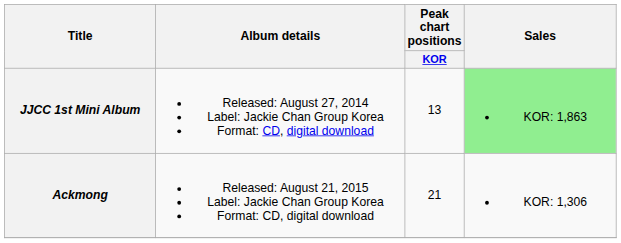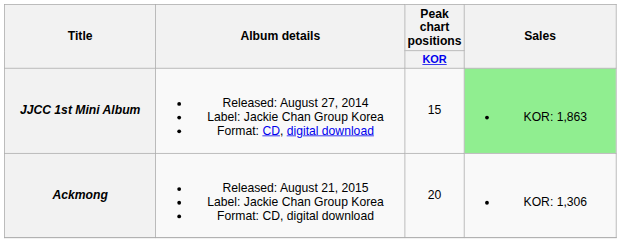(435, 110) 13 -> (435, 110) 15
(435, 195) 21 -> (435, 195) 20
